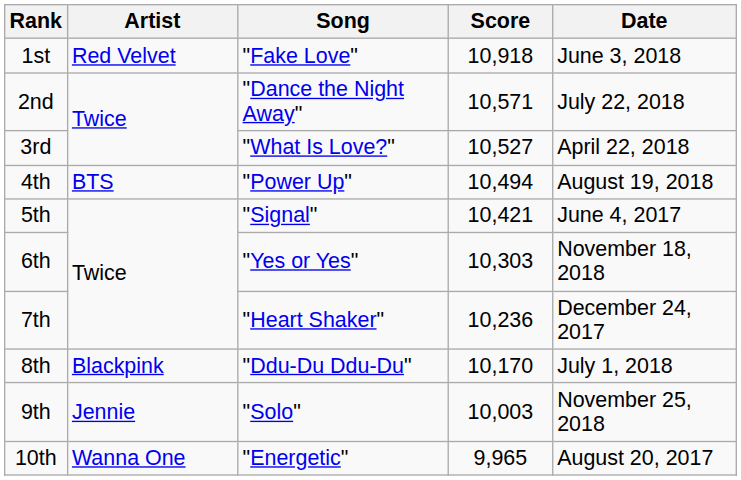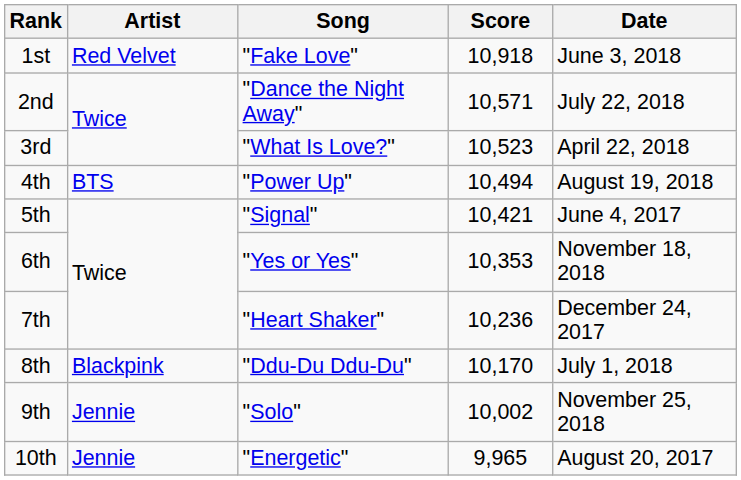(500, 147) 10,527 -> (500, 147) 10,523
(500, 261) 10,303 -> (500, 261) 10,353
(500, 411) 10,003 -> (500, 411) 10,002
(129, 458) Wanna One -> (104, 458) Jennie
